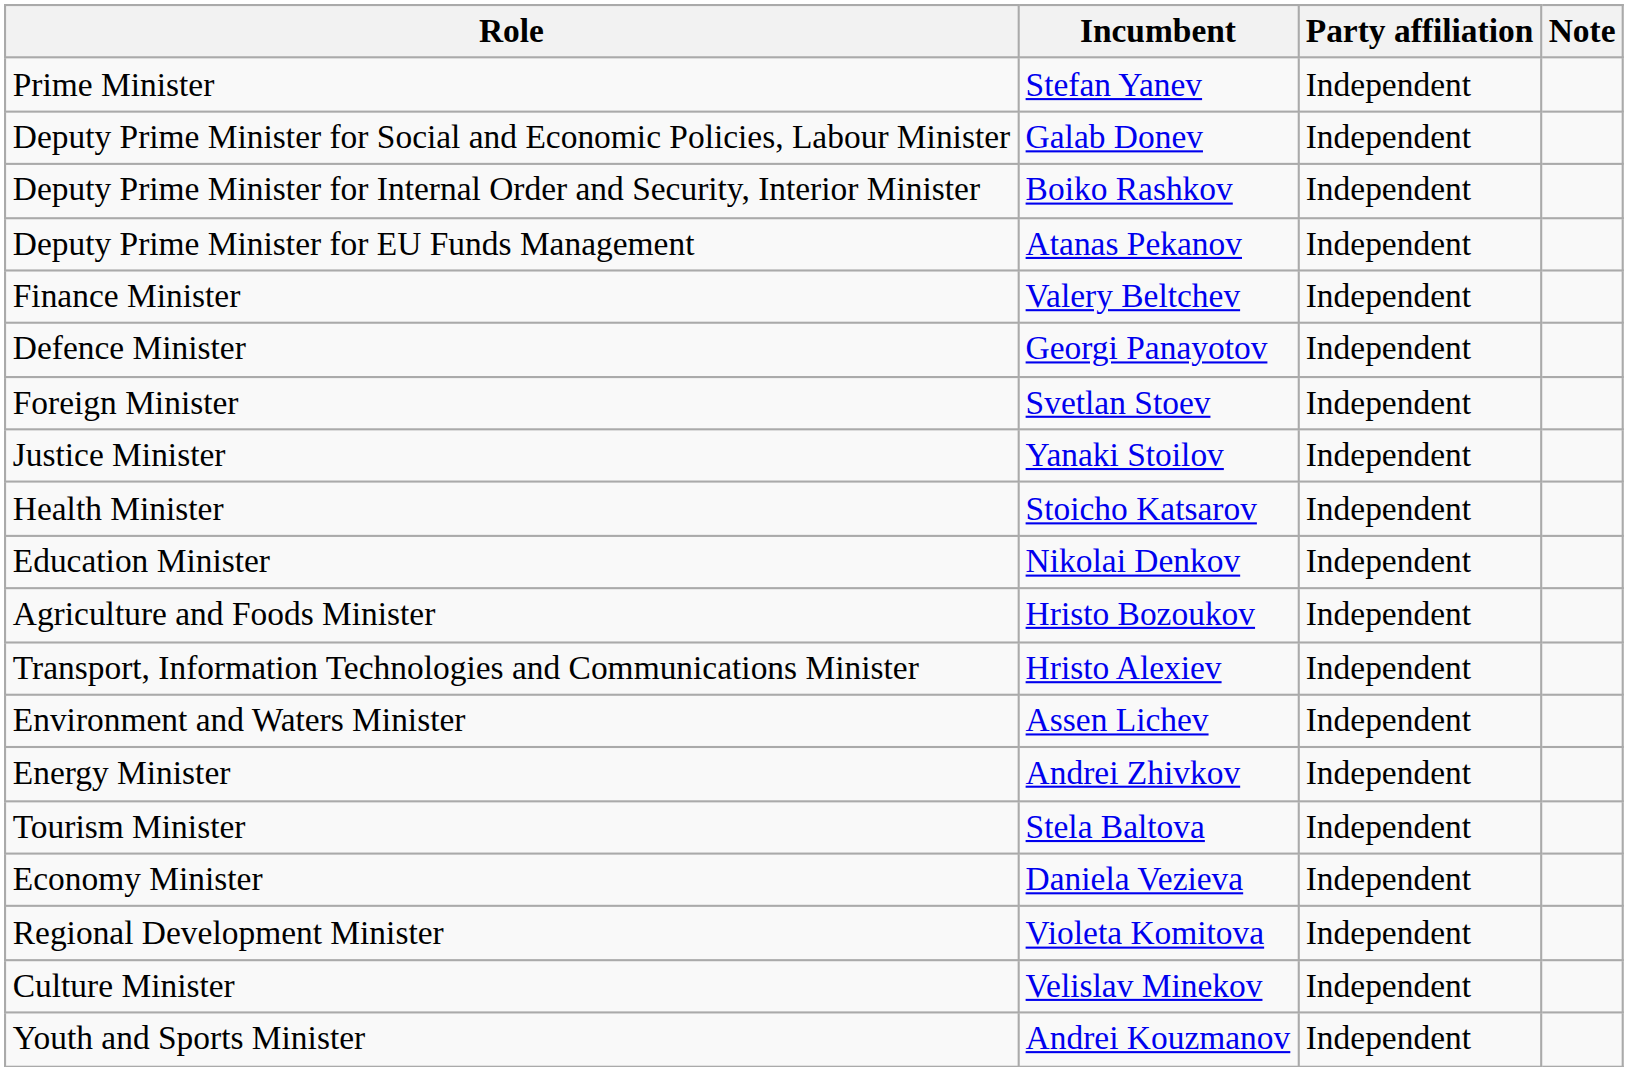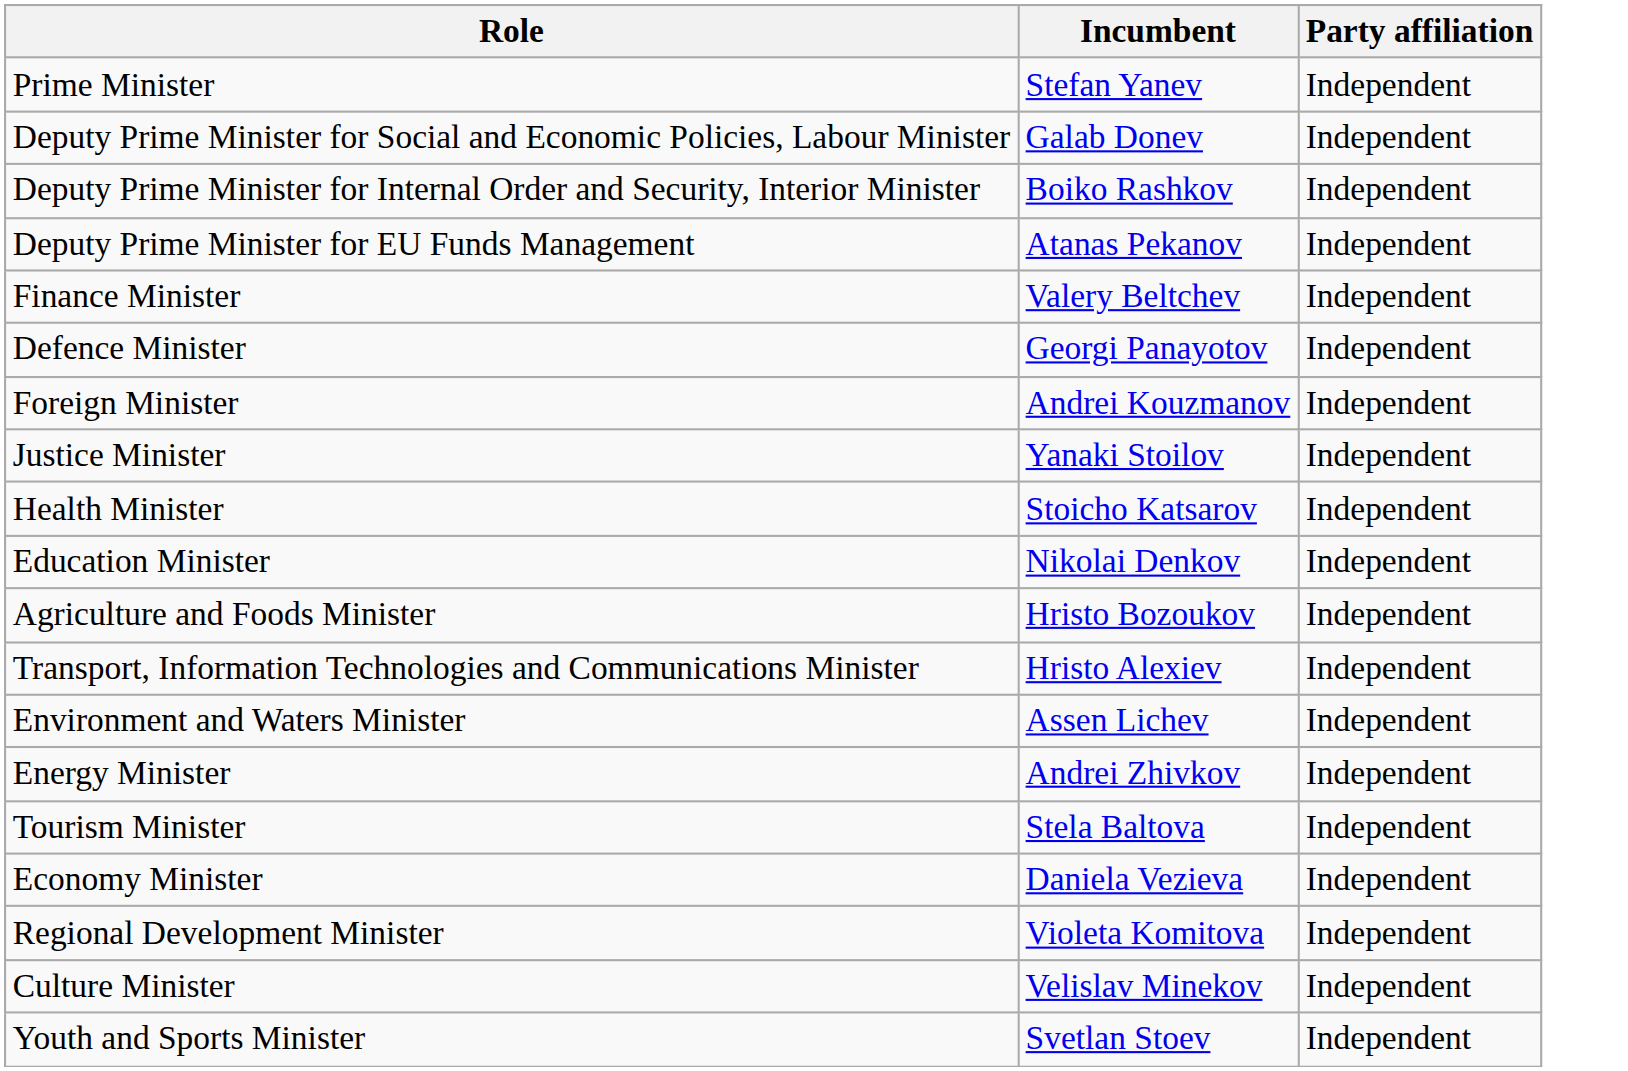- column: (1582, 31)
(1118, 402) Svetlan Stoev -> (1158, 402) Andrei Kouzmanov
(1158, 1038) Andrei Kouzmanov -> (1118, 1038) Svetlan Stoev
